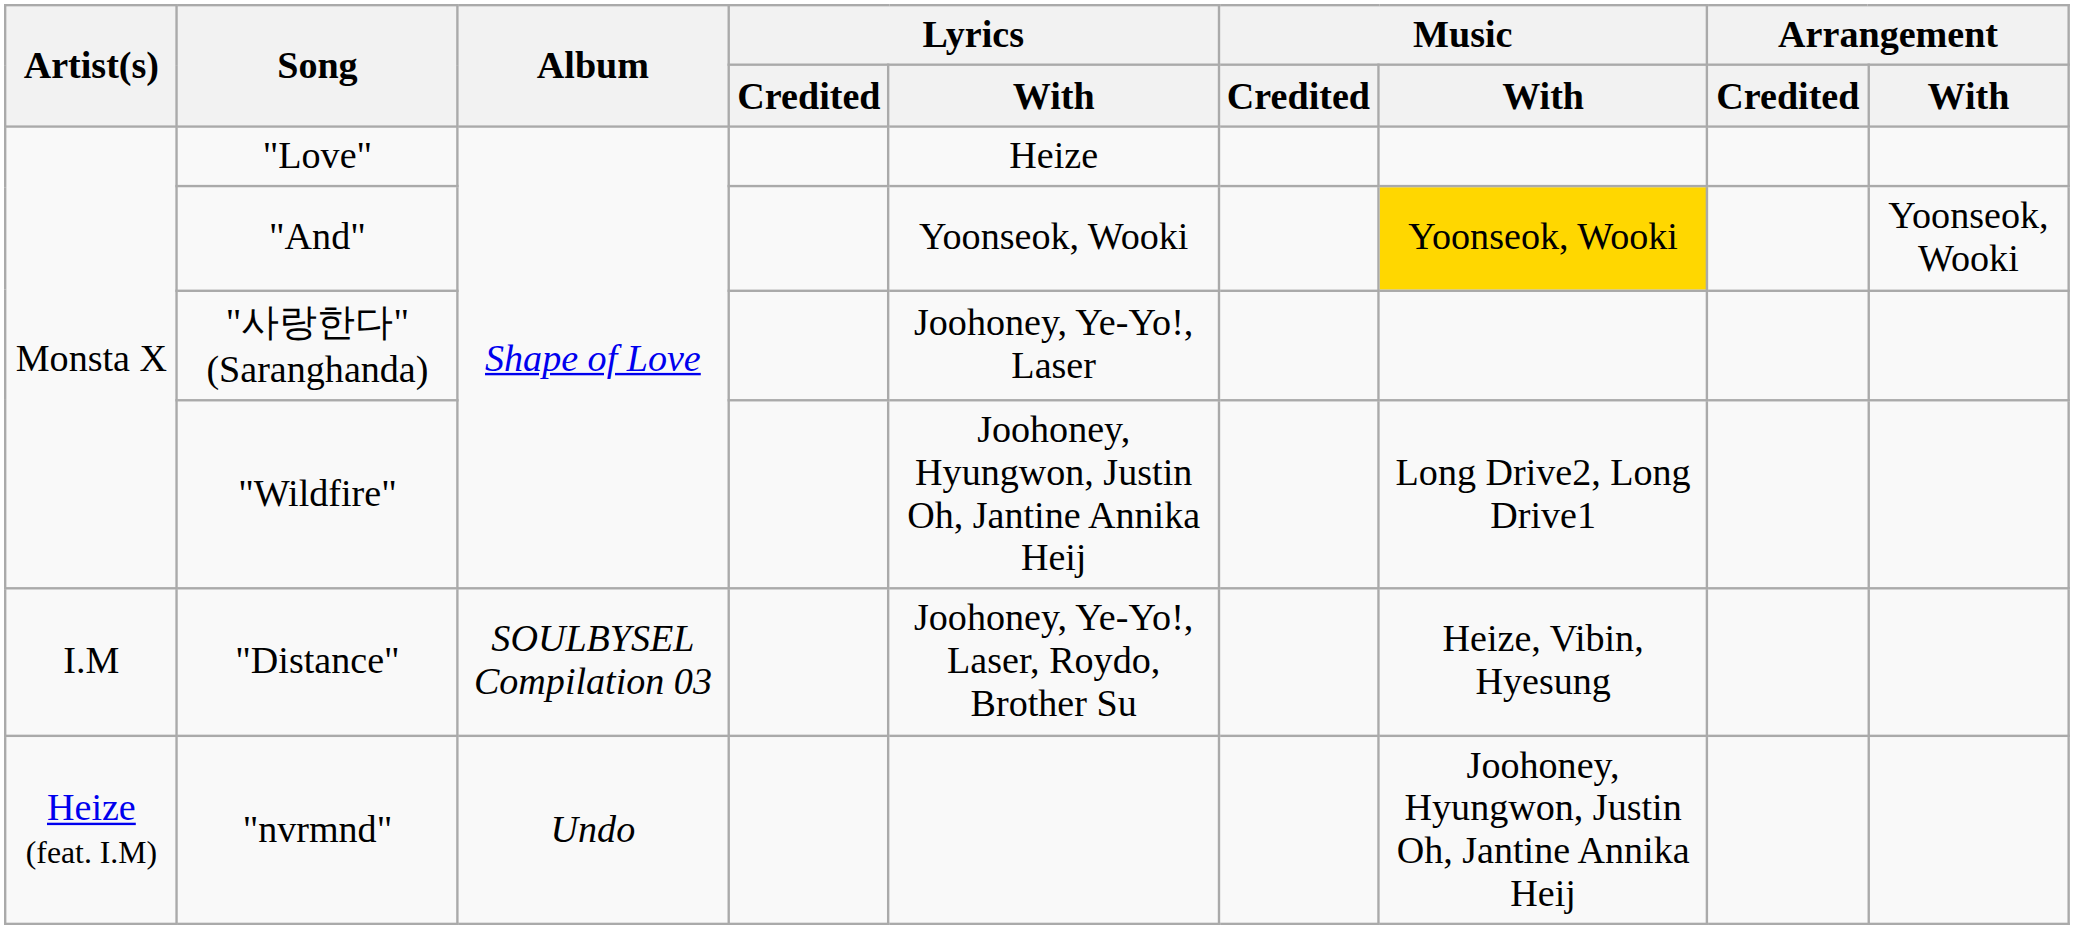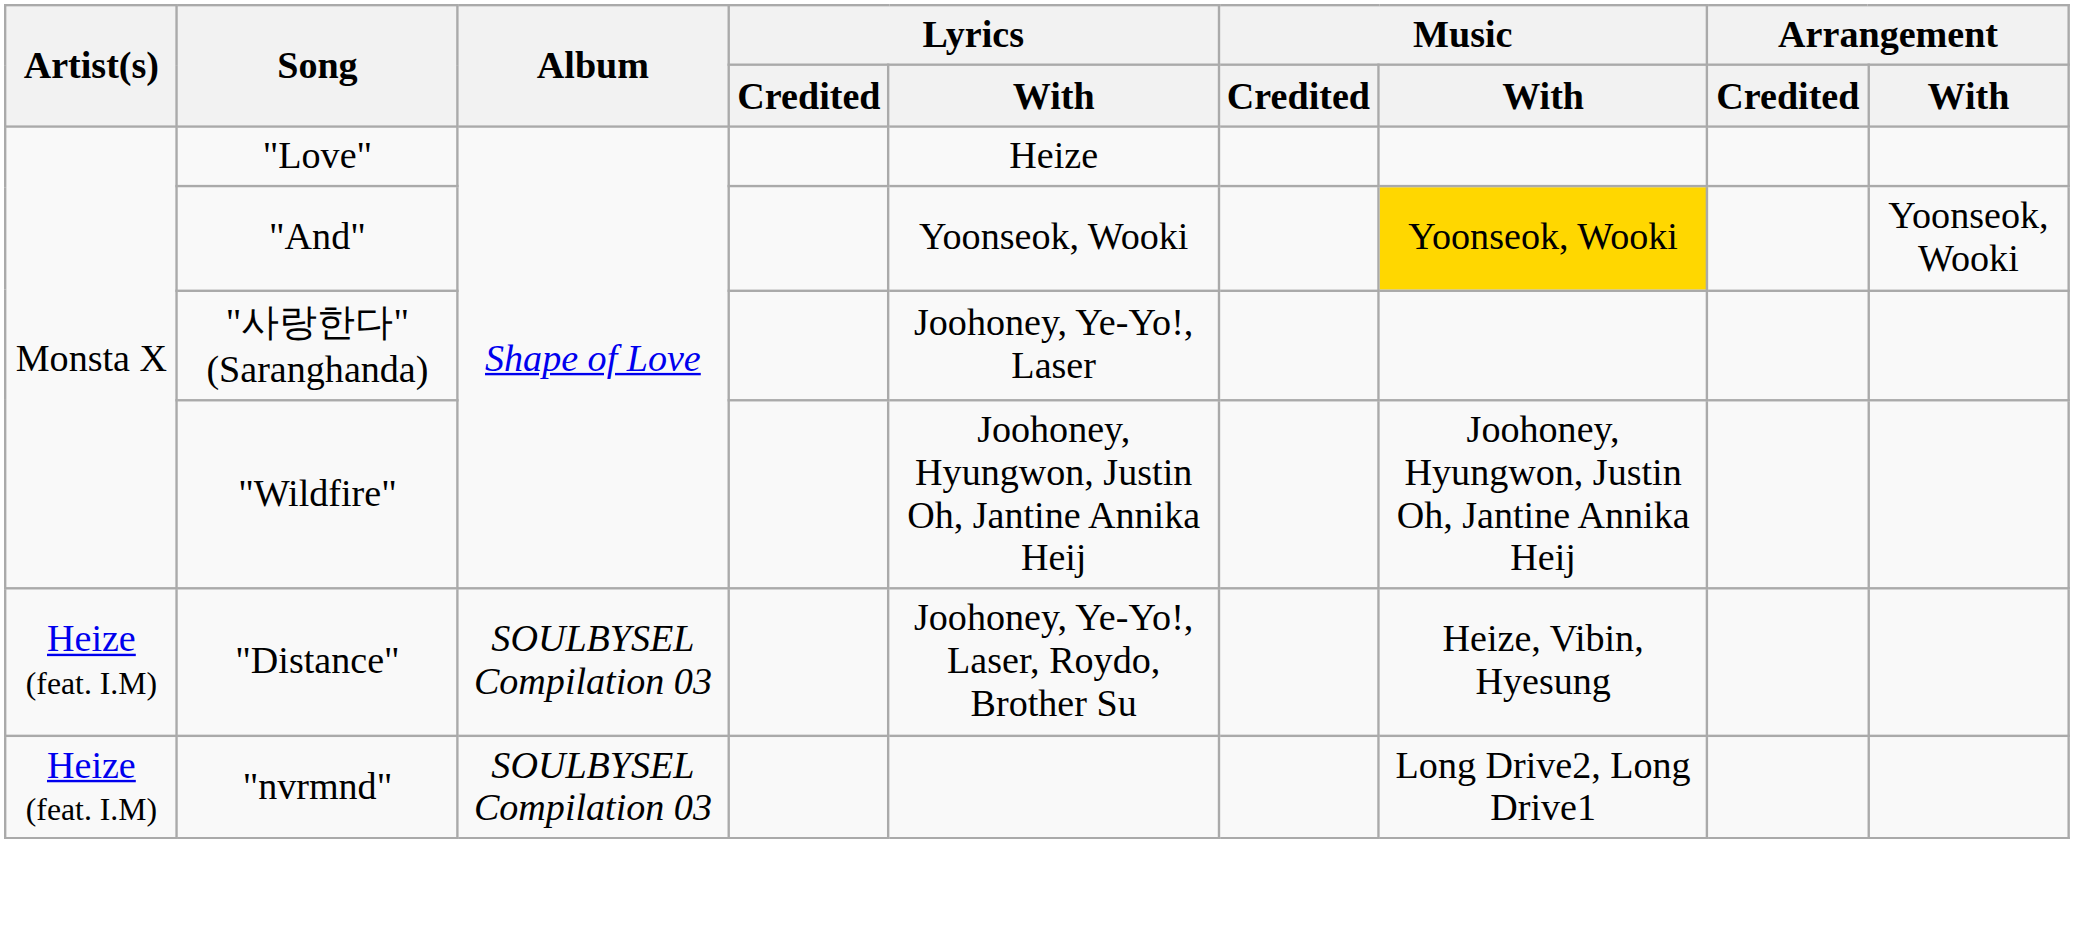(1543, 493) Long Drive2, Long Drive1 -> (1543, 493) Joohoney, Hyungwon, Justin Oh, Jantine Annika Heij
(91, 661) I.M -> (91, 661) Heize (feat. I.M)
(593, 828) Undo -> (593, 785) SOULBYSEL Compilation 03
(1543, 828) Joohoney, Hyungwon, Justin Oh, Jantine Annika Heij -> (1543, 785) Long Drive2, Long Drive1
